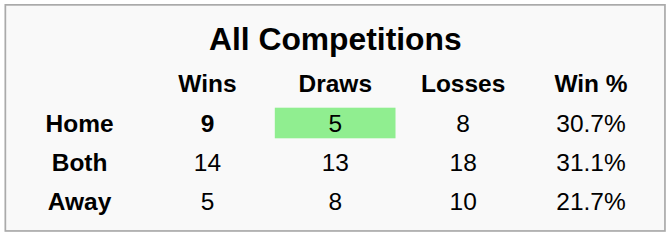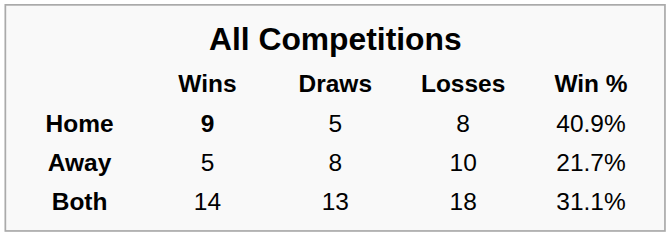(335, 123) lightgreen background -> (335, 123) no background
(591, 123) 30.7% -> (591, 123) 40.9%
rows swapped: (80, 201) <-> (80, 162)
